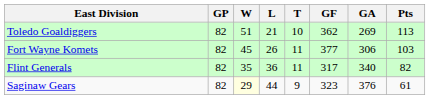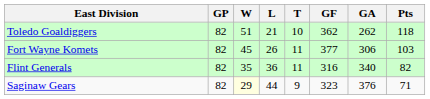(367, 31) 269 -> (367, 31) 262
(405, 31) 113 -> (405, 31) 118
(329, 67) 317 -> (329, 67) 316
(405, 85) 61 -> (405, 85) 71
